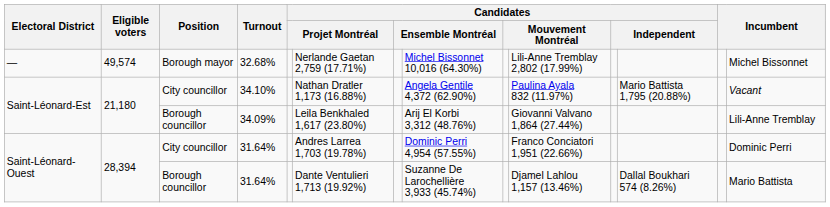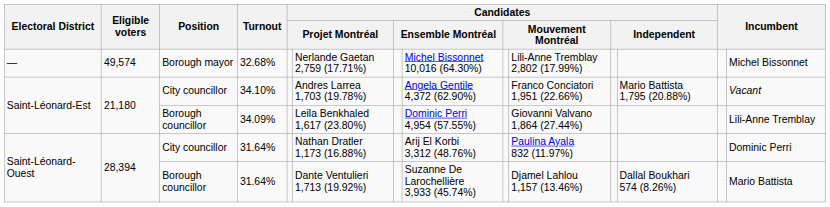(331, 91) Nathan Dratler 1,173 (16.88%) -> (331, 91) Andres Larrea 1,703 (19.78%)
(543, 91) Paulina Ayala 832 (11.97%) -> (552, 91) Franco Conciatori 1,951 (22.66%)
(440, 119) Arij El Korbi 3,312 (48.76%) -> (440, 119) Dominic Perri 4,954 (57.55%)
(331, 147) Andres Larrea 1,703 (19.78%) -> (331, 147) Nathan Dratler 1,173 (16.88%)
(440, 147) Dominic Perri 4,954 (57.55%) -> (440, 147) Arij El Korbi 3,312 (48.76%)
(552, 147) Franco Conciatori 1,951 (22.66%) -> (543, 147) Paulina Ayala 832 (11.97%)
